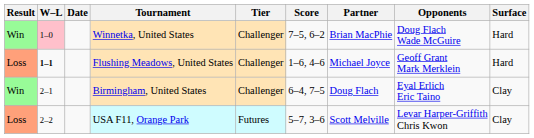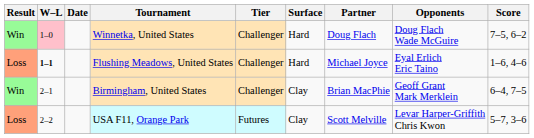columns swapped: (509, 12) <-> (307, 12)
(361, 35) Brian MacPhie -> (352, 35) Doug Flach
(429, 63) Geoff Grant Mark Merklein -> (418, 63) Eyal Erlich Eric Taino
(354, 91) Doug Flach -> (359, 91) Brian MacPhie
(421, 91) Eyal Erlich Eric Taino -> (426, 91) Geoff Grant Mark Merklein
